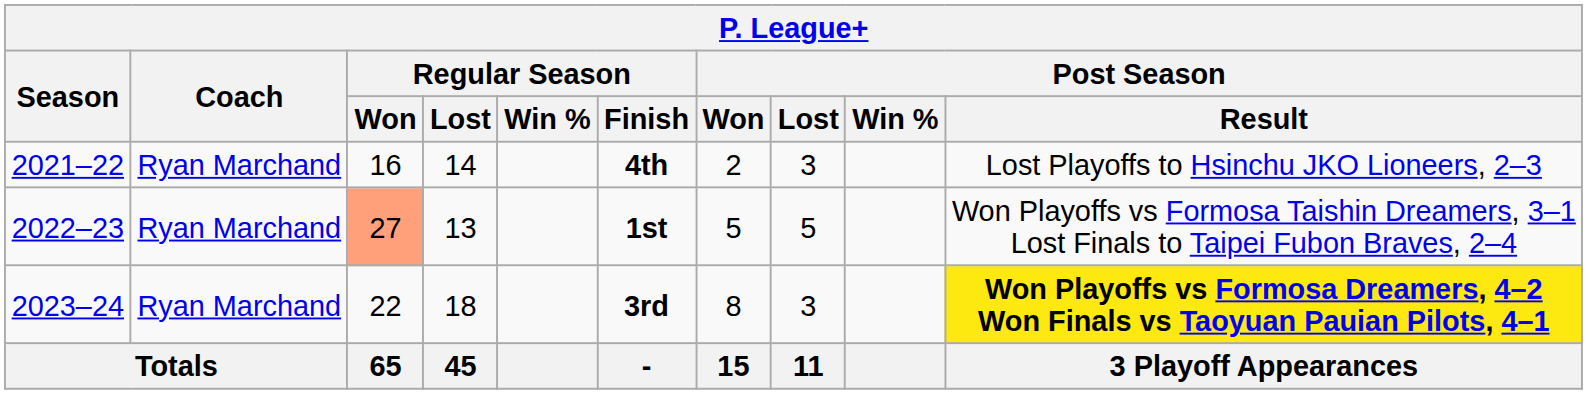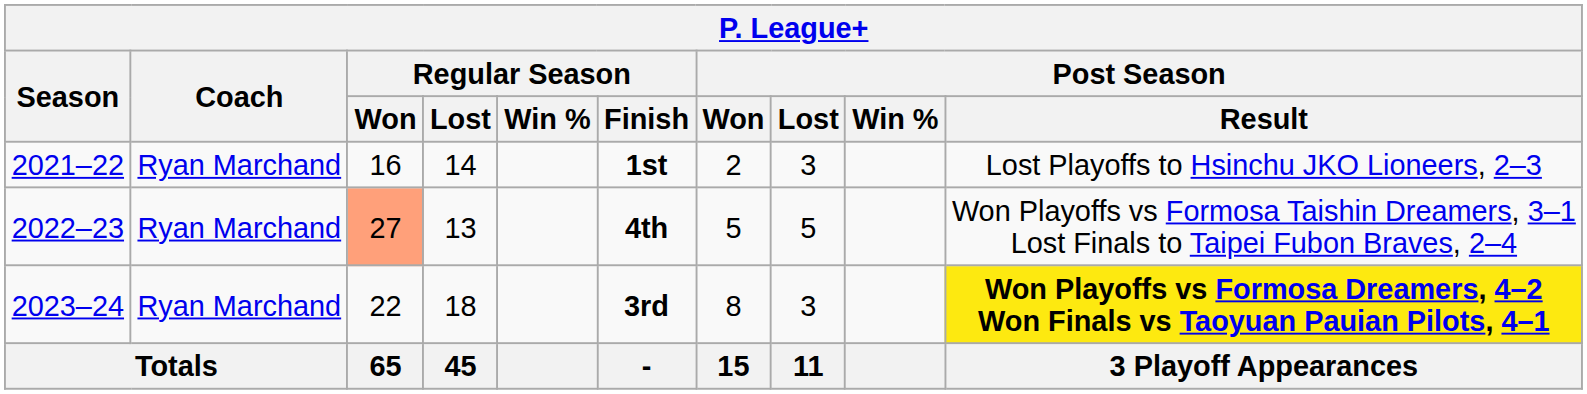(647, 165) 4th -> (647, 165) 1st
(647, 227) 1st -> (647, 227) 4th
